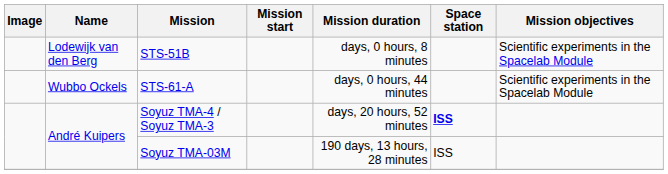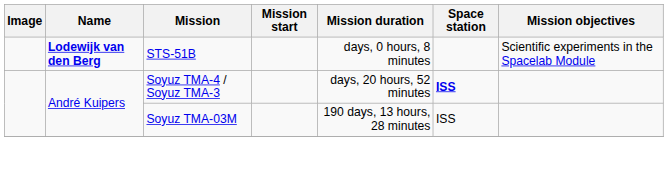(83, 53) normal -> (86, 53) bold
- row: (167, 86)
